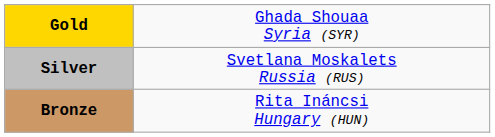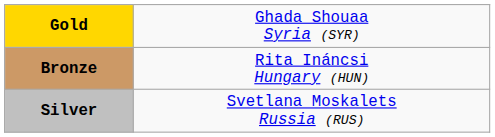rows swapped: (69, 69) <-> (69, 111)
